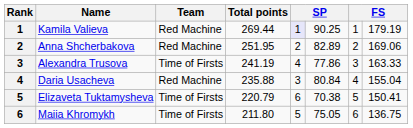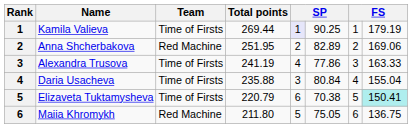(190, 30) Red Machine -> (191, 30) Time of Firsts
(190, 81) Red Machine -> (191, 81) Time of Firsts
(385, 98) no background -> (385, 98) paleturquoise background
(191, 115) Time of Firsts -> (190, 115) Red Machine
